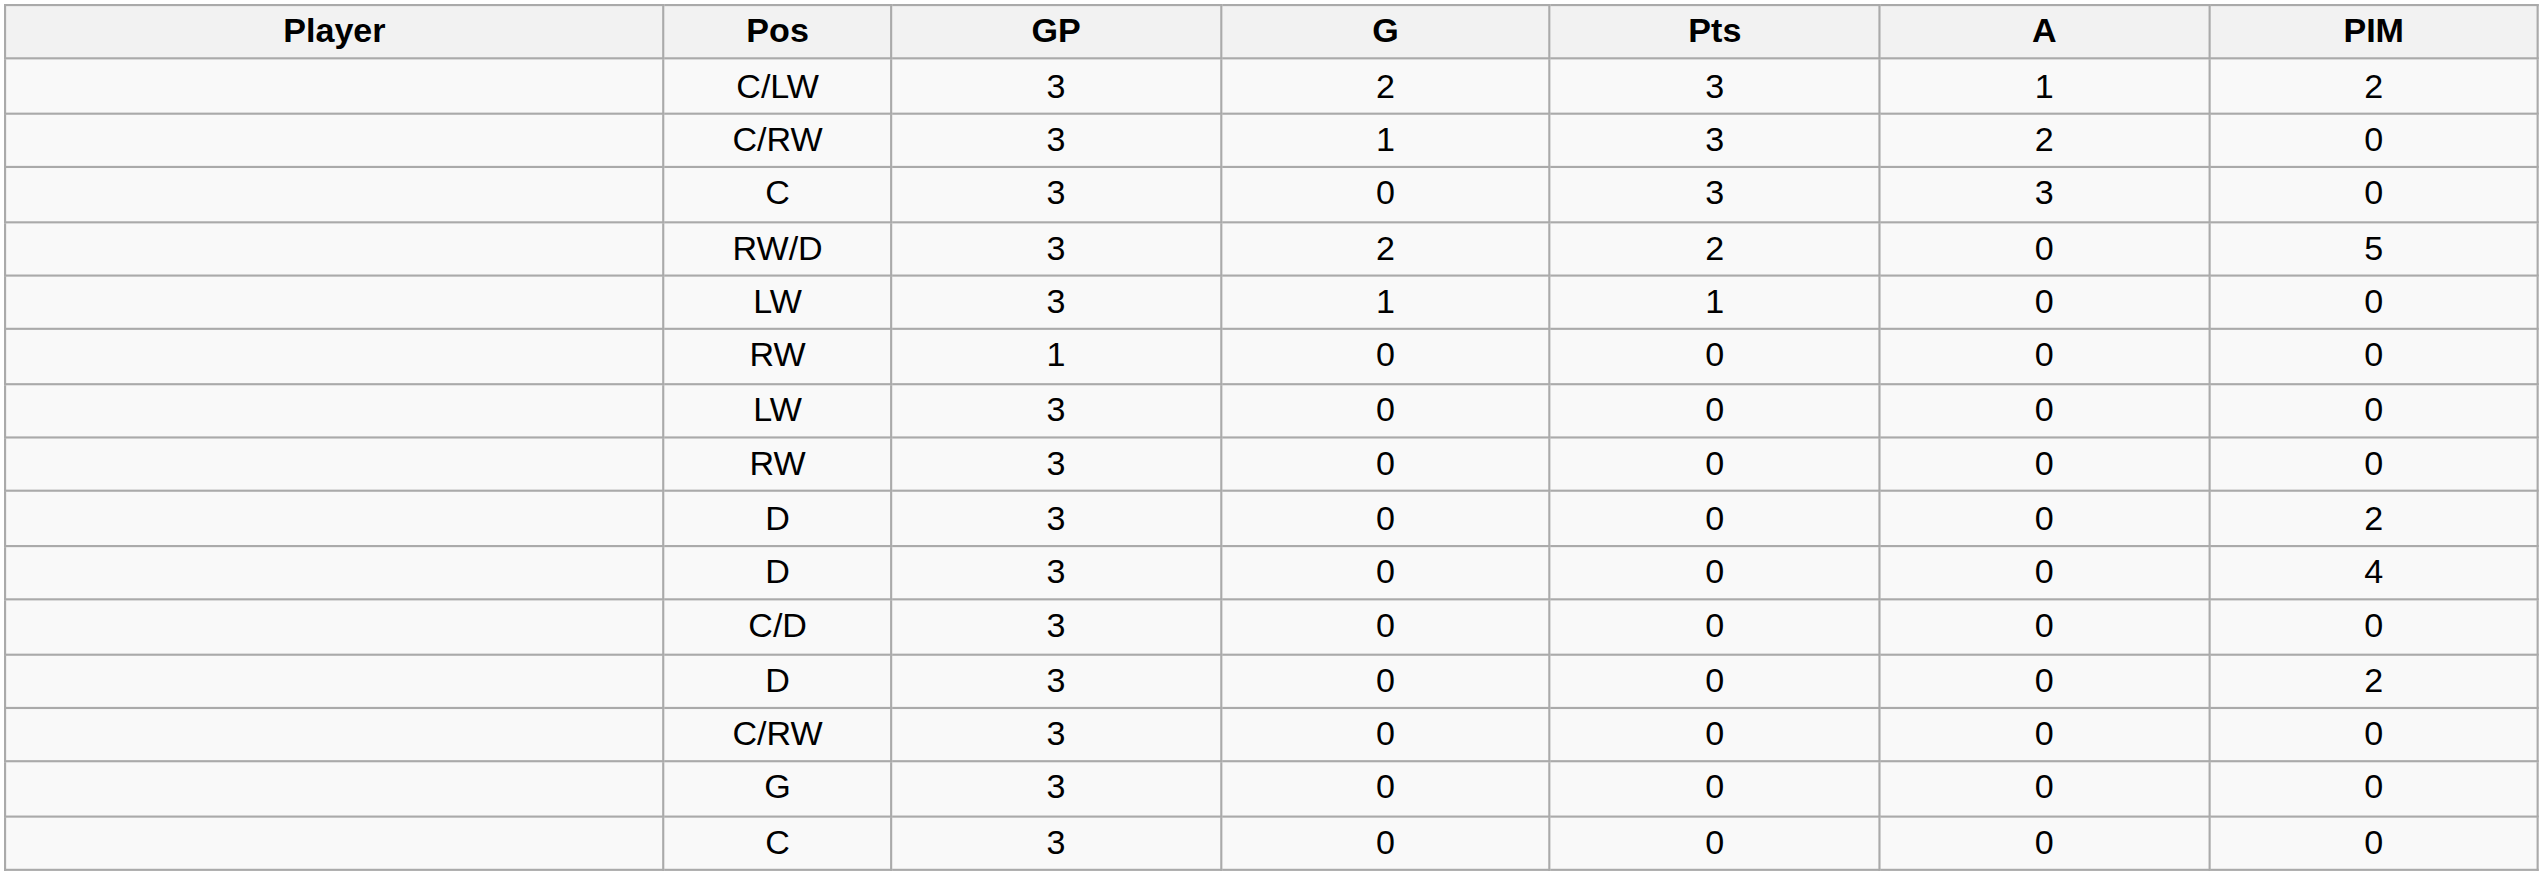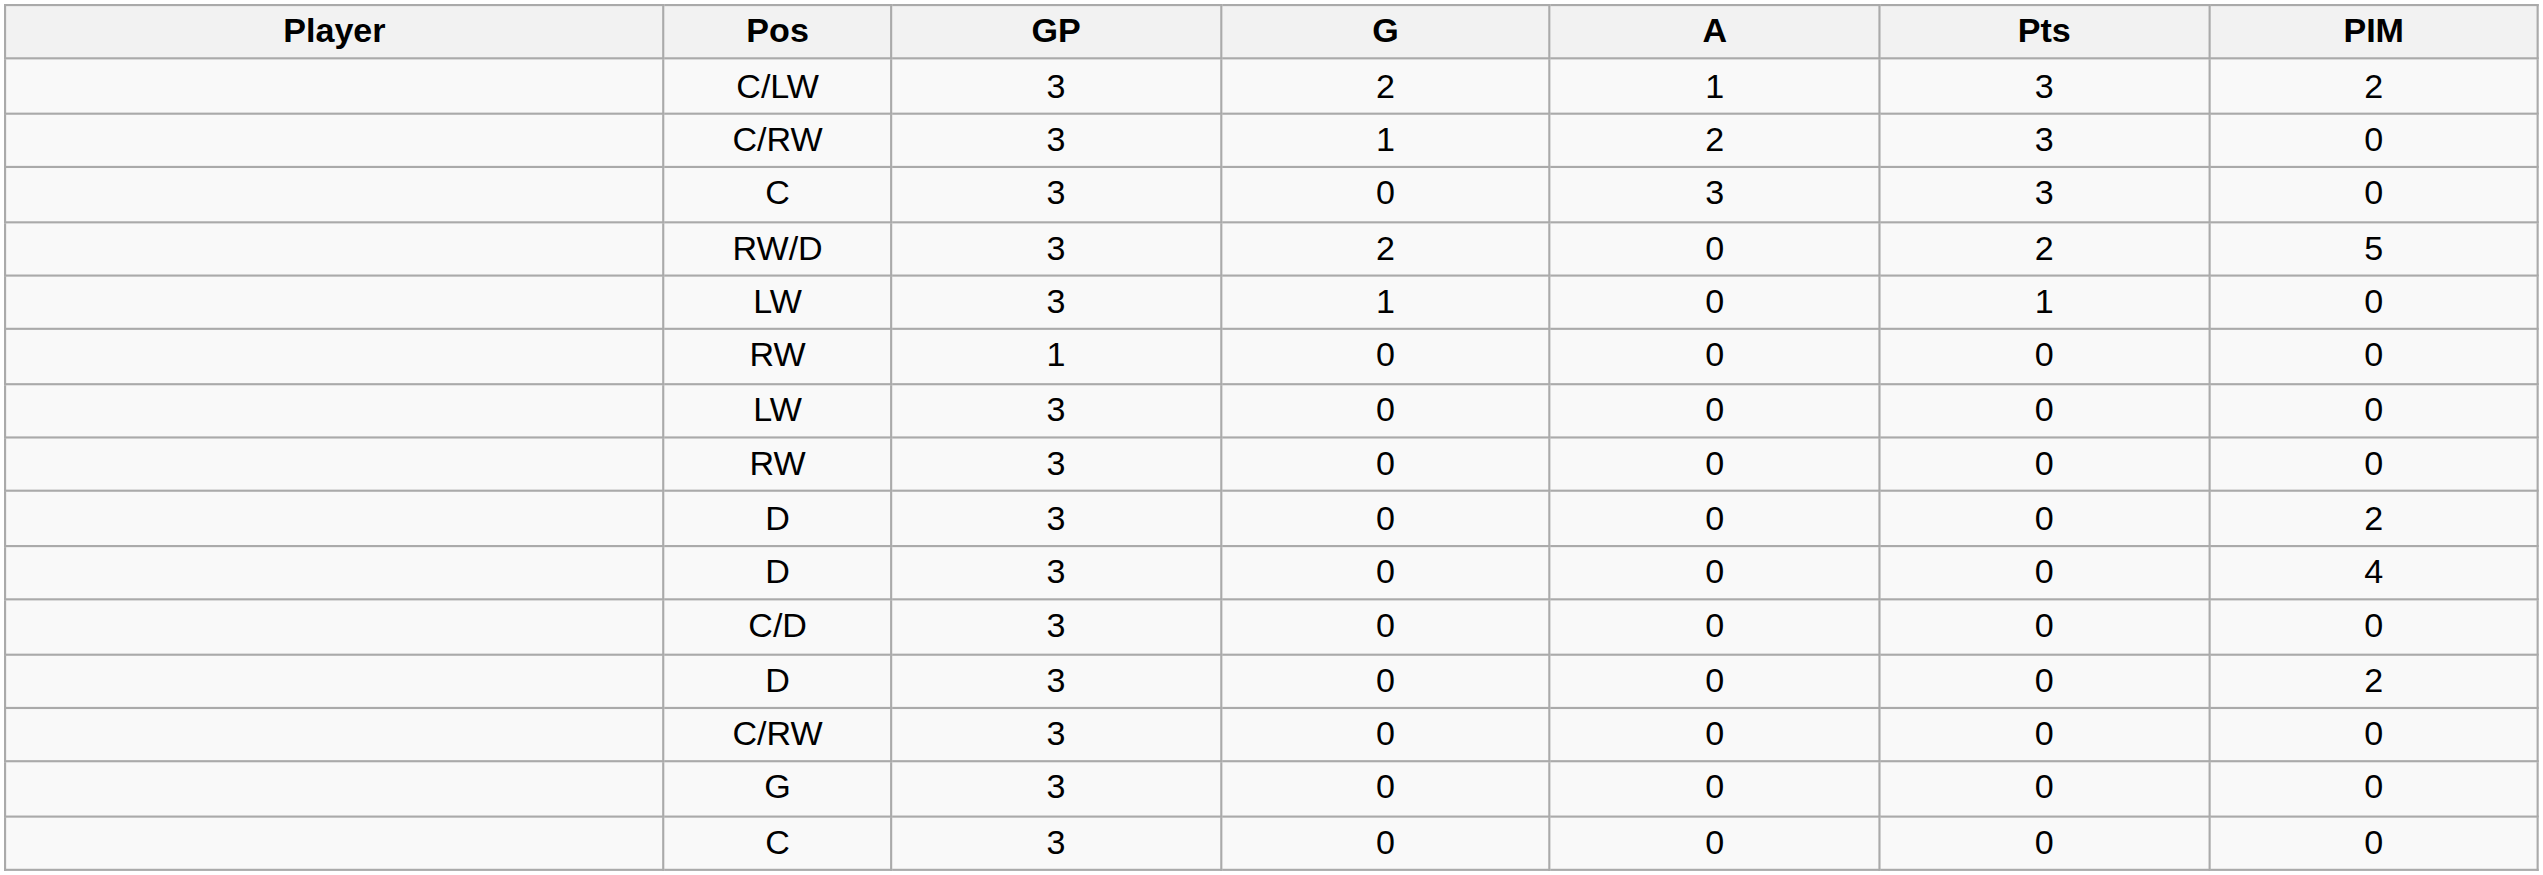columns swapped: (2044, 31) <-> (1715, 31)
